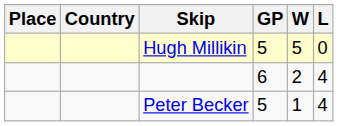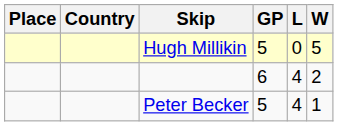columns swapped: (300, 18) <-> (323, 18)
